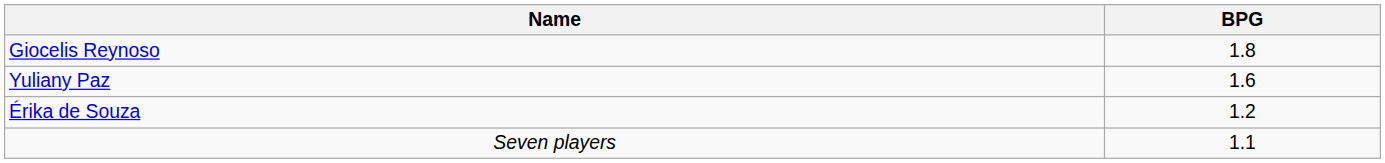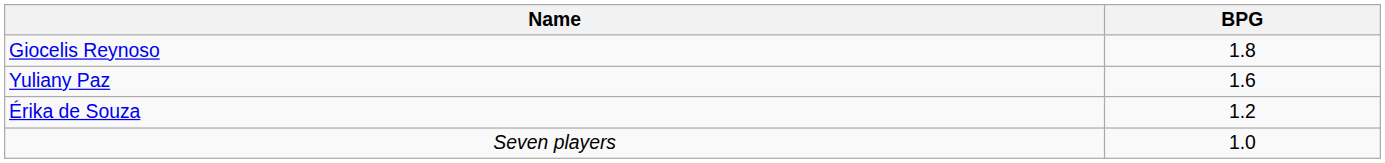(1242, 142) 1.1 -> (1242, 142) 1.0
